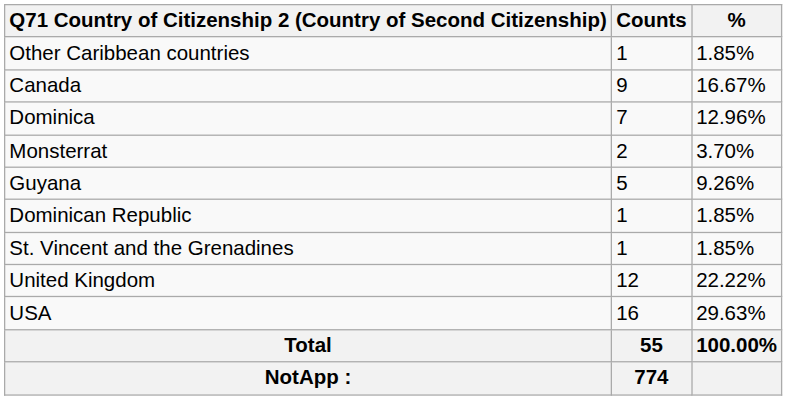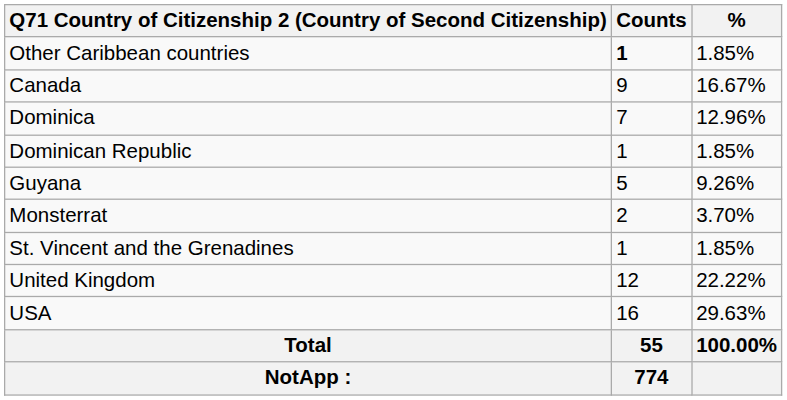(622, 53) normal -> (622, 53) bold
rows swapped: (100, 215) <-> (58, 150)
